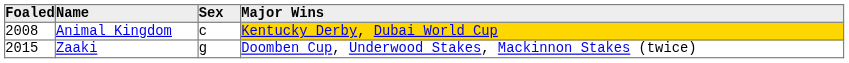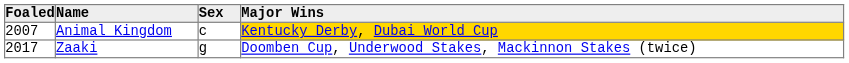(22, 31) 2008 -> (22, 31) 2007
(22, 49) 2015 -> (22, 49) 2017
